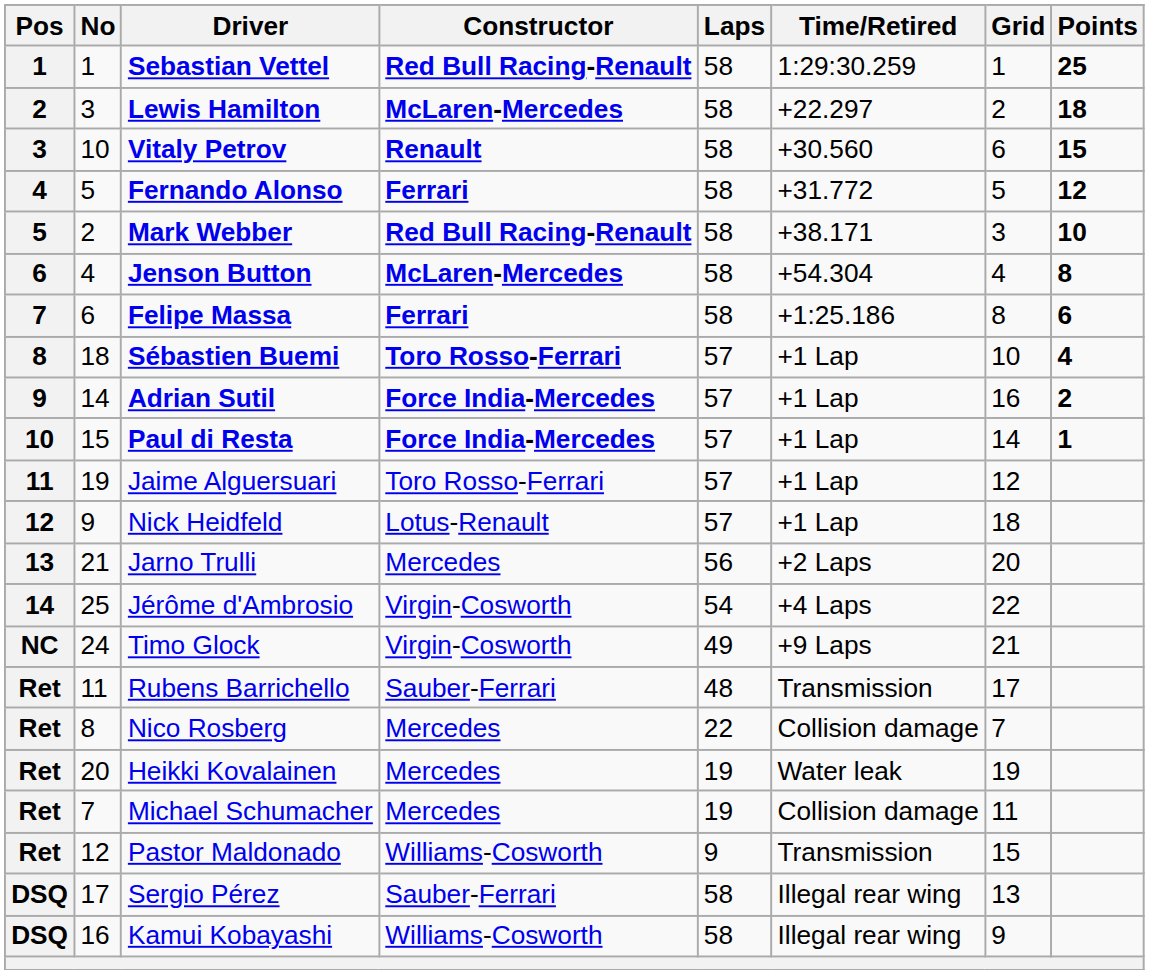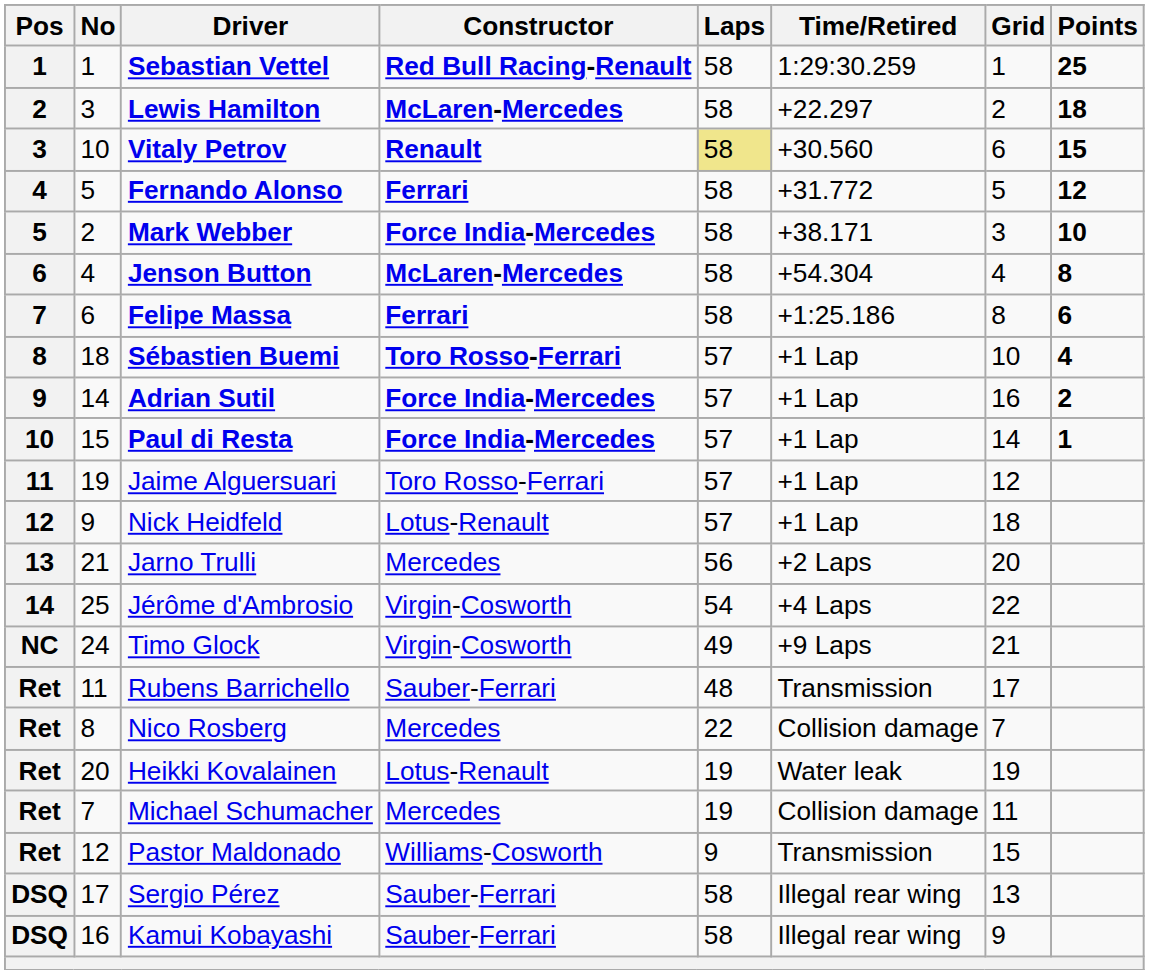(718, 149) no background -> (718, 149) khaki background
(538, 232) Red Bull Racing-Renault -> (520, 232) Force India-Mercedes
(443, 770) Mercedes -> (467, 770) Lotus-Renault
(494, 935) Williams-Cosworth -> (471, 935) Sauber-Ferrari
